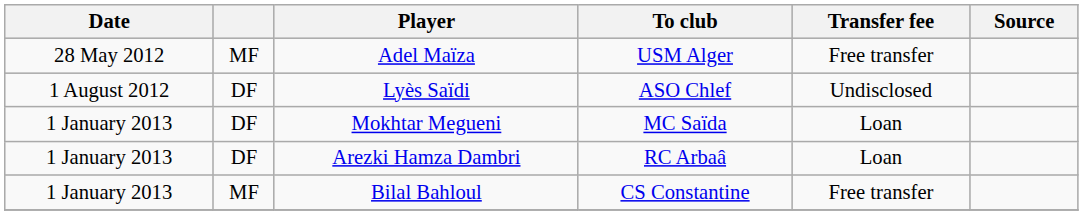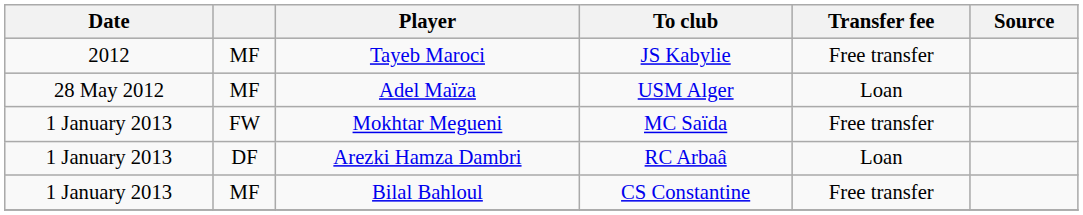+ row: (427, 55)
(881, 55) Free transfer -> (881, 89) Loan
- row: (426, 89)
(244, 123) DF -> (245, 123) FW
(881, 123) Loan -> (881, 123) Free transfer
